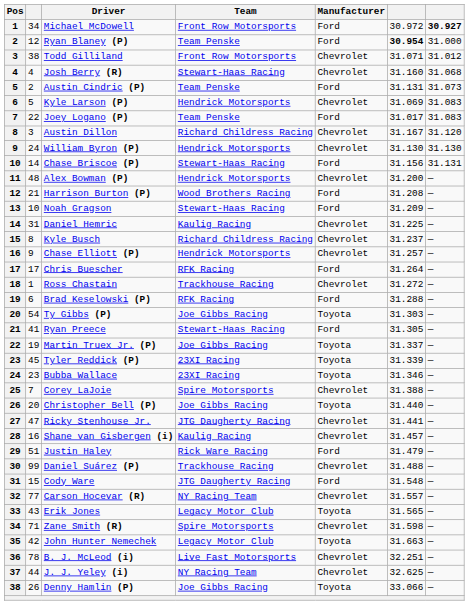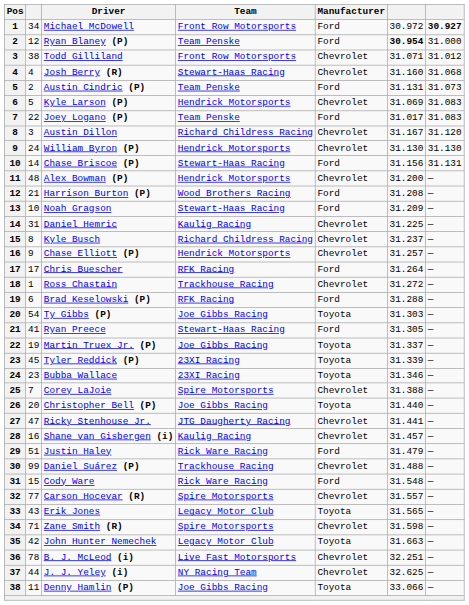(234, 482) JTG Daugherty Racing -> (223, 482) Rick Ware Racing
(217, 497) NY Racing Team -> (226, 497) Spire Motorsports
(34, 588) 26 -> (34, 588) 11
